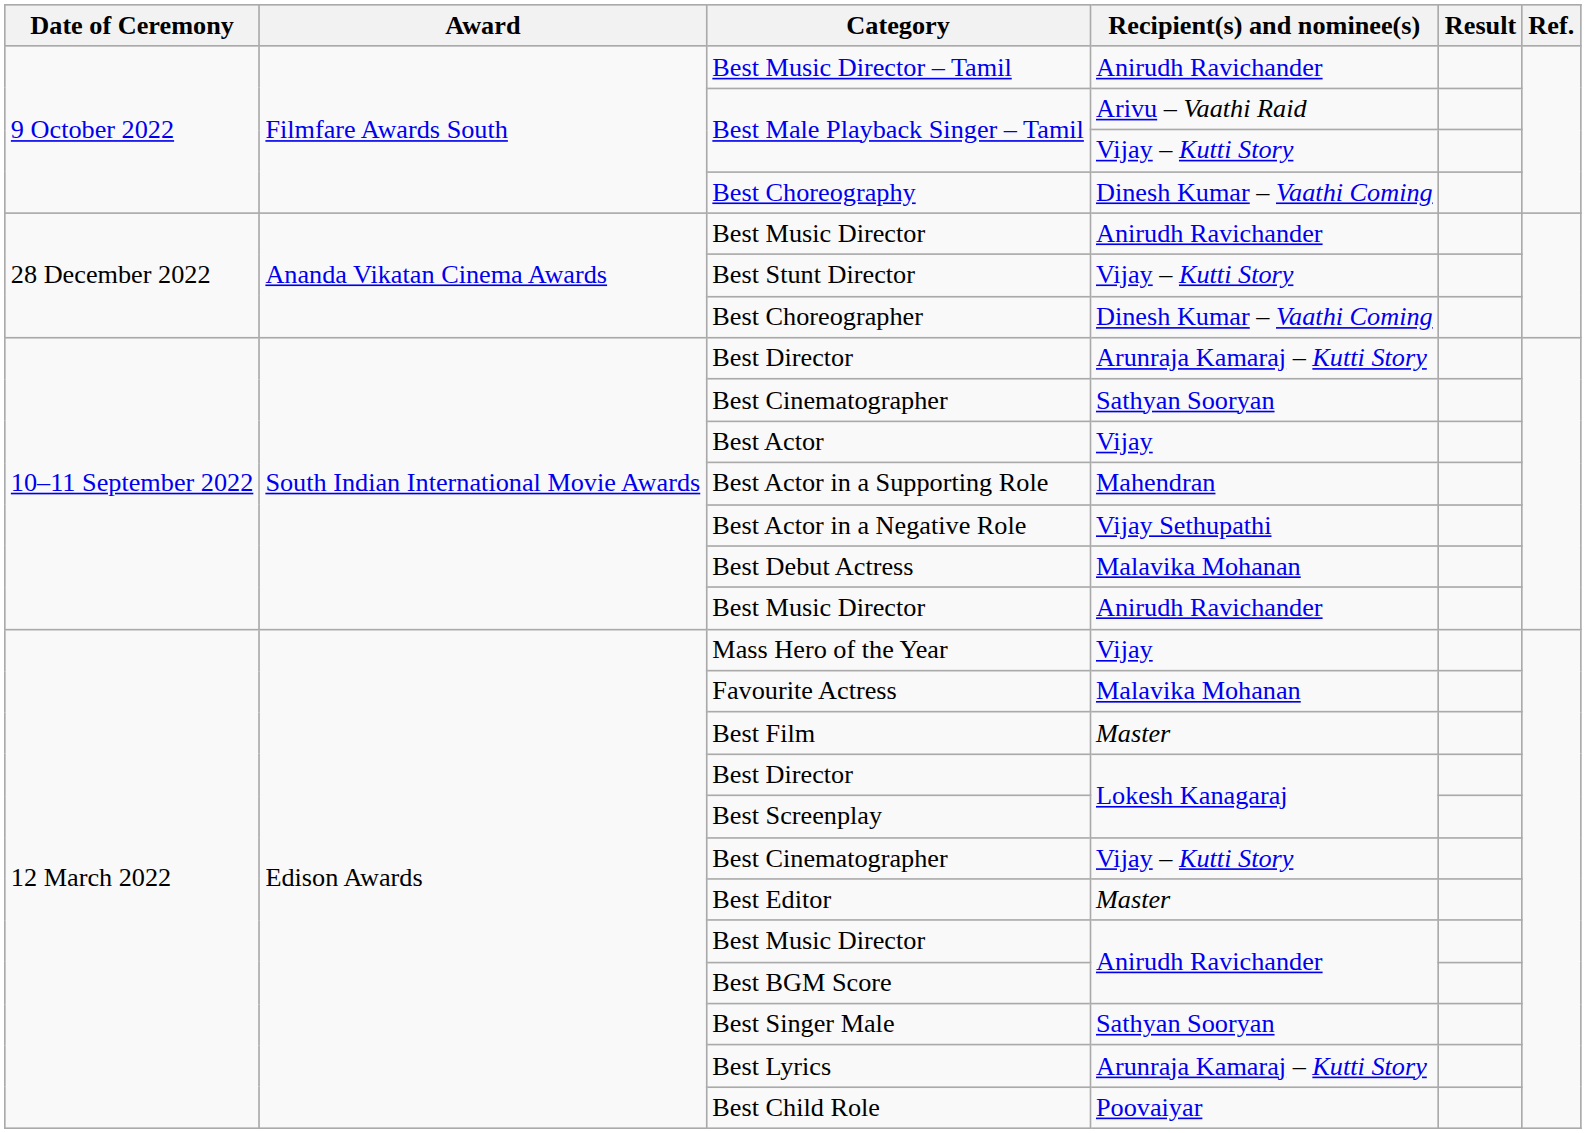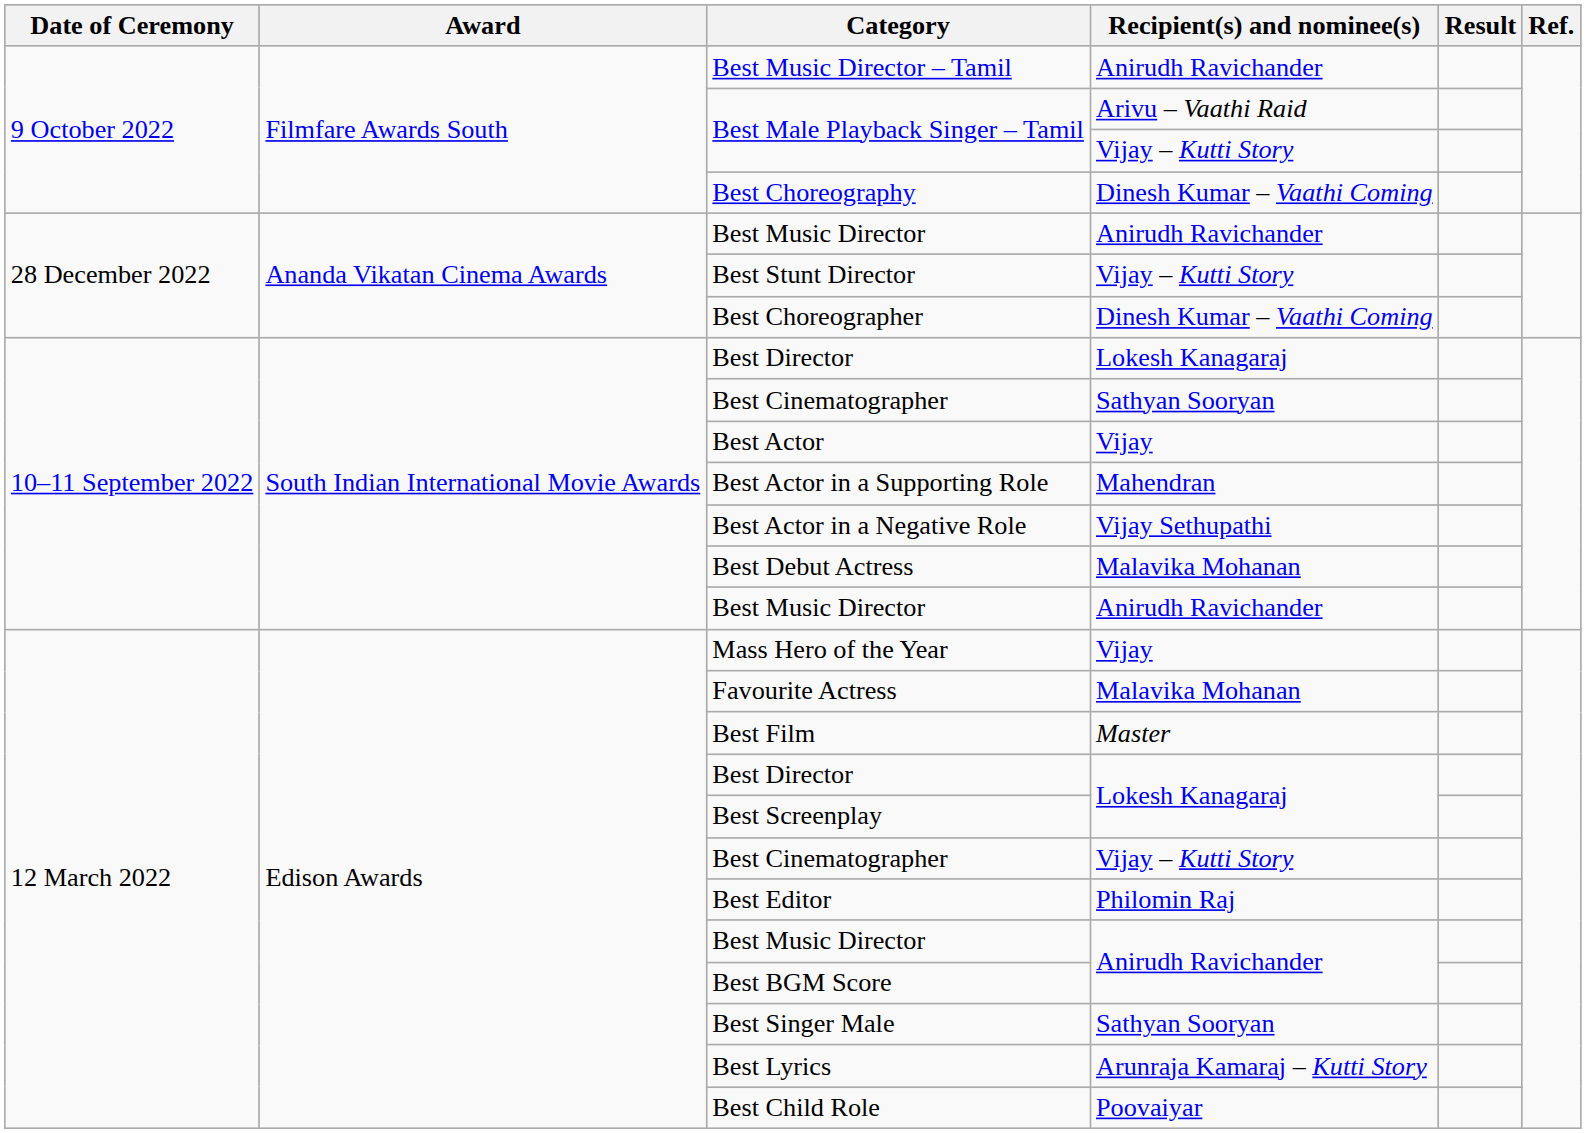(1261, 358) Arunraja Kamaraj – Kutti Story -> (1192, 358) Lokesh Kanagaraj
(1133, 899) Master -> (1166, 899) Philomin Raj
